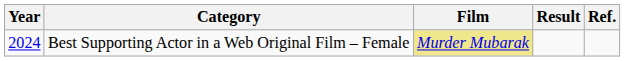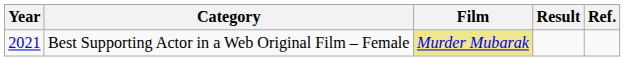(24, 42) 2024 -> (24, 42) 2021
